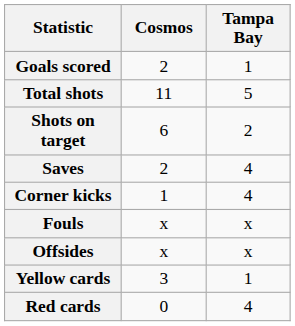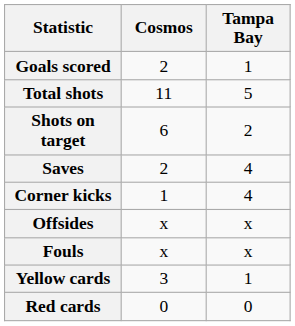rows swapped: (63, 223) <-> (63, 251)
(248, 306) 4 -> (248, 306) 0
